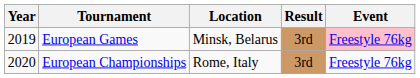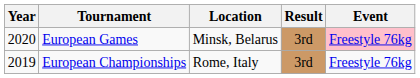(22, 39) 2019 -> (22, 39) 2020
(22, 62) 2020 -> (22, 62) 2019
